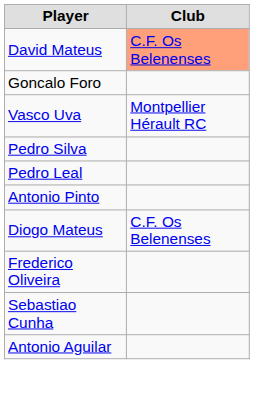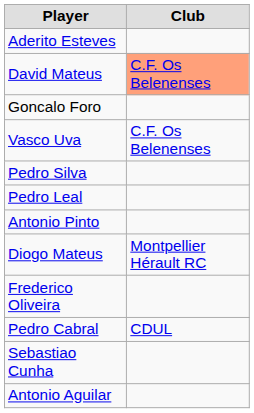+ row: (62, 41)
(168, 115) Montpellier Hérault RC -> (170, 140) C.F. Os Belenenses
(170, 230) C.F. Os Belenenses -> (168, 254) Montpellier Hérault RC
+ row: (53, 329)
